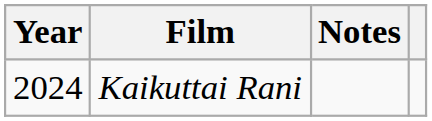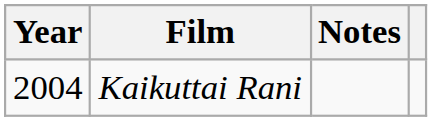(48, 87) 2024 -> (48, 87) 2004
